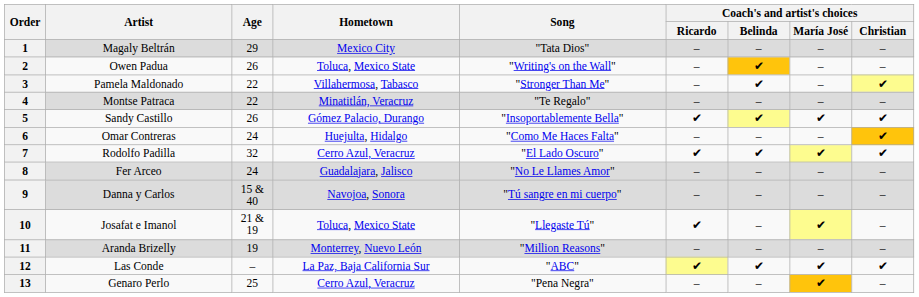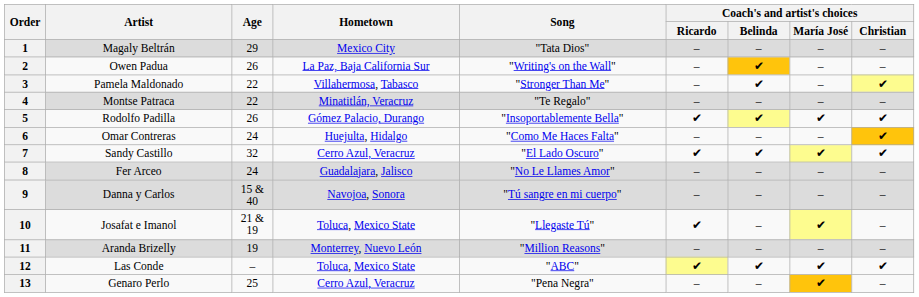(366, 66) Toluca, Mexico State -> (366, 66) La Paz, Baja California Sur
(139, 118) Sandy Castillo -> (139, 118) Rodolfo Padilla
(139, 154) Rodolfo Padilla -> (139, 154) Sandy Castillo
(366, 266) La Paz, Baja California Sur -> (366, 266) Toluca, Mexico State
